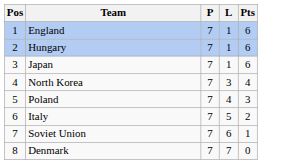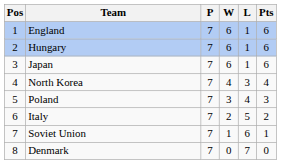+ column: (229, 13)
